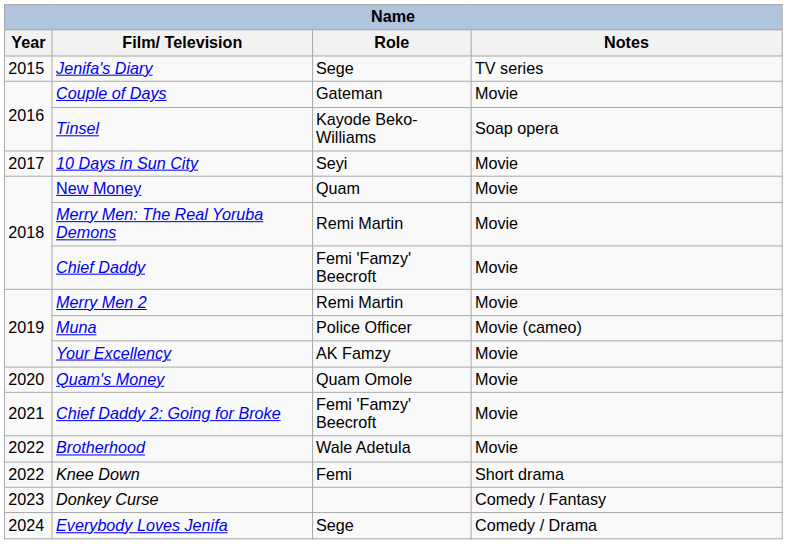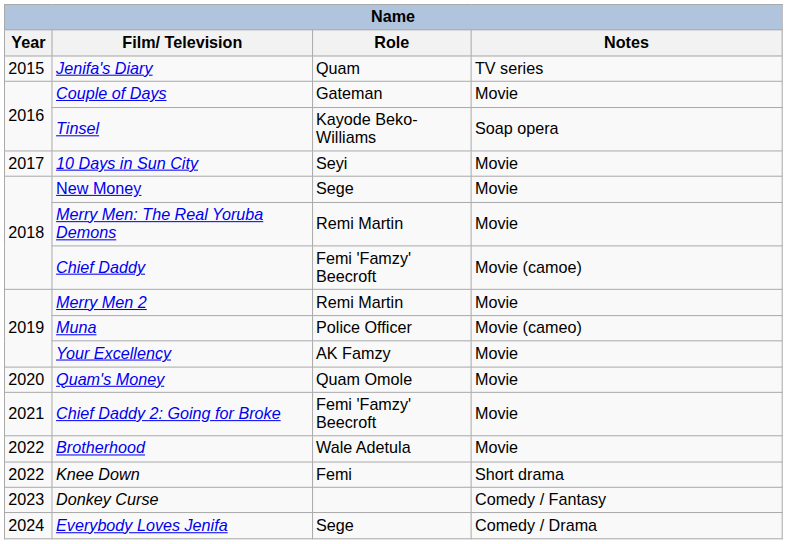(335, 68) Sege -> (338, 68) Quam
(338, 189) Quam -> (335, 189) Sege
(497, 267) Movie -> (528, 267) Movie (camoe)
